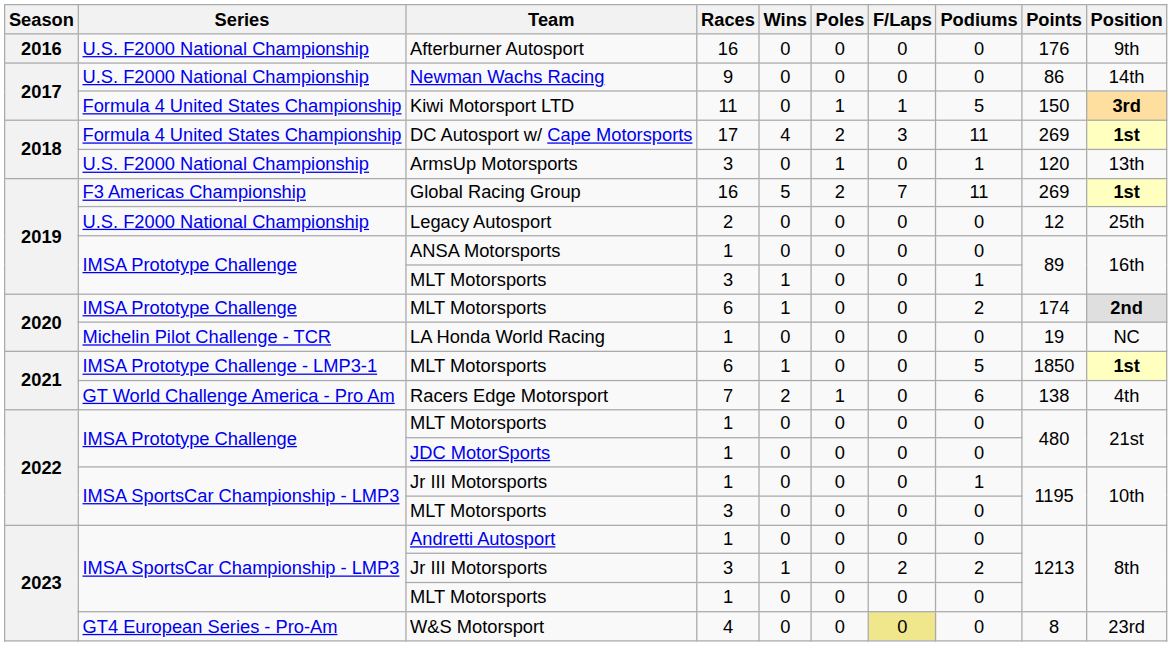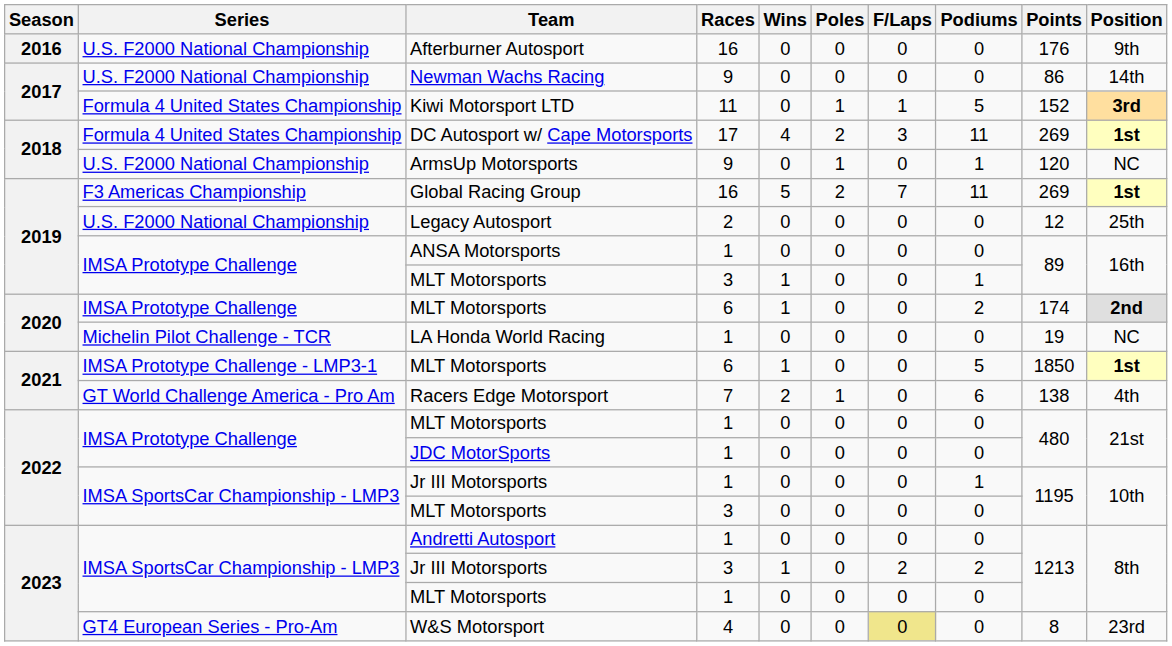(1054, 106) 150 -> (1054, 106) 152
(728, 164) 3 -> (728, 164) 9
(1127, 164) 13th -> (1127, 164) NC
